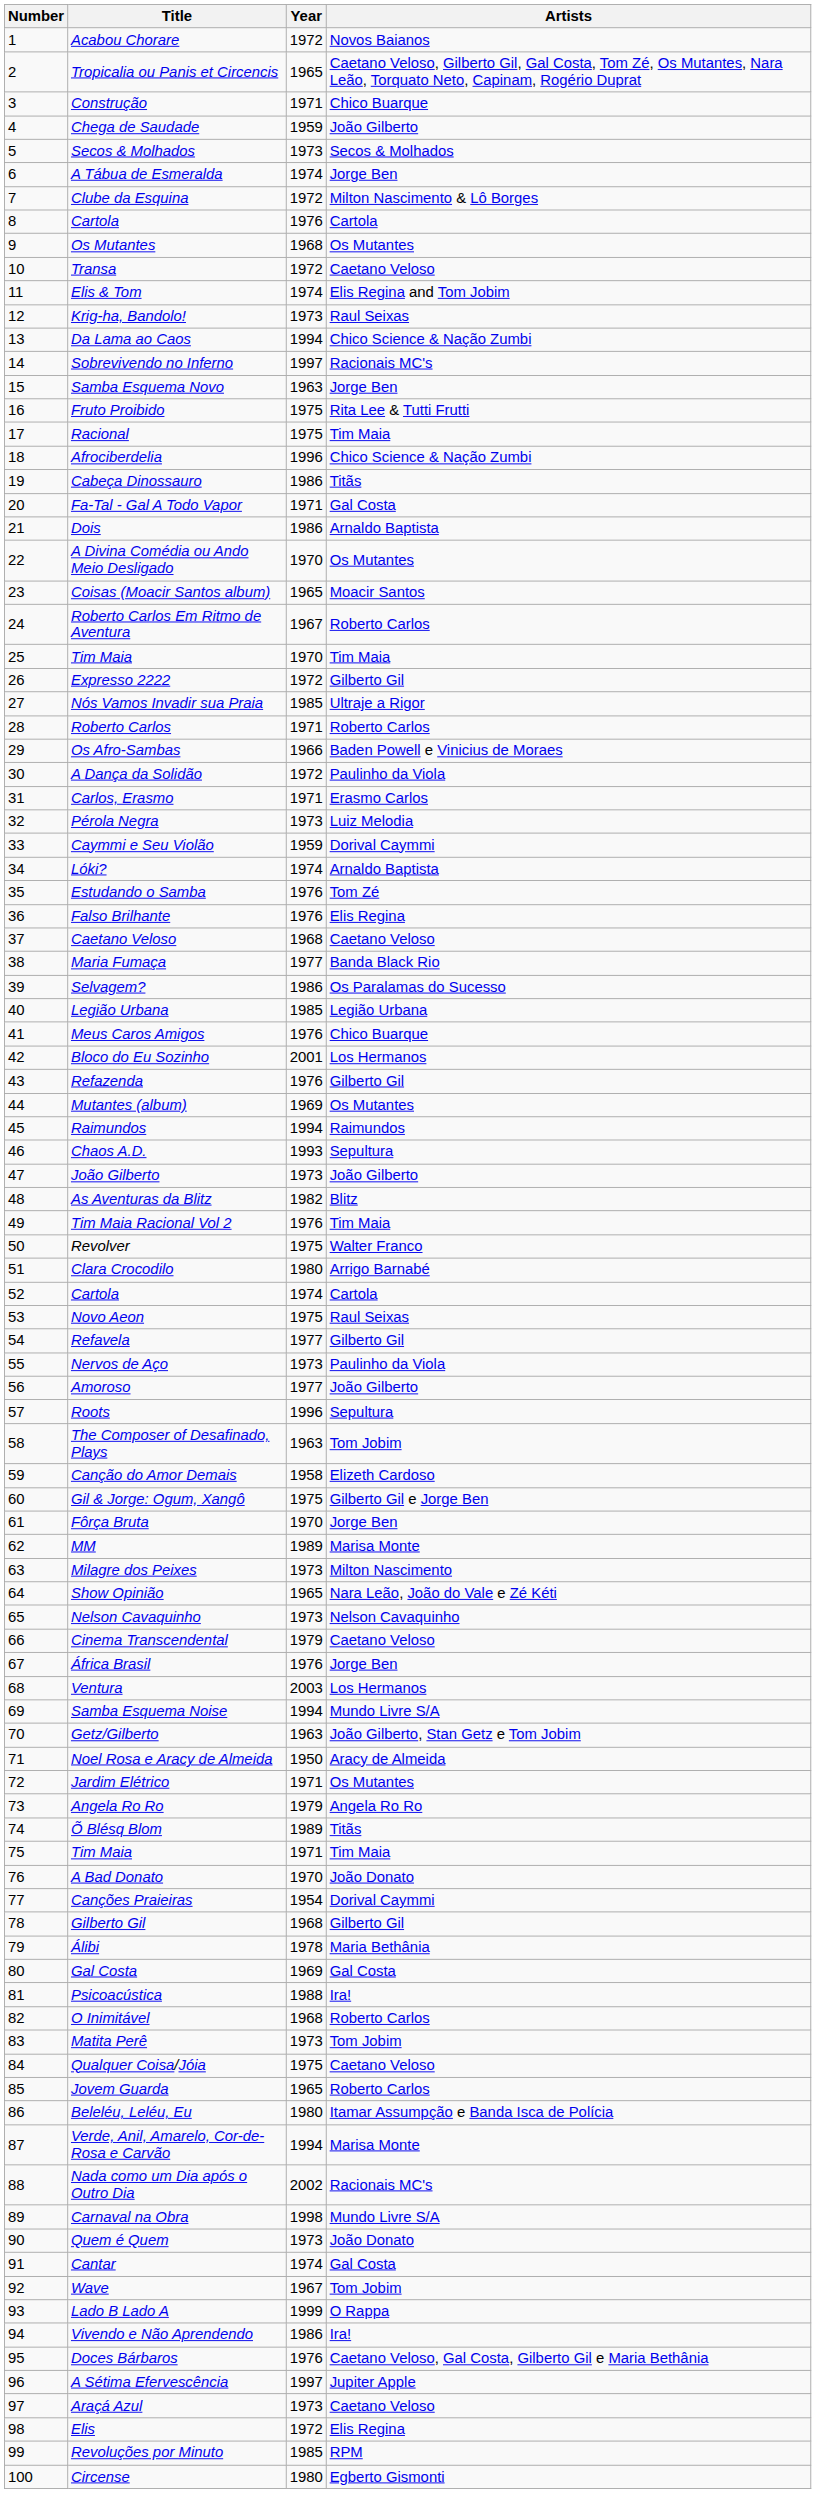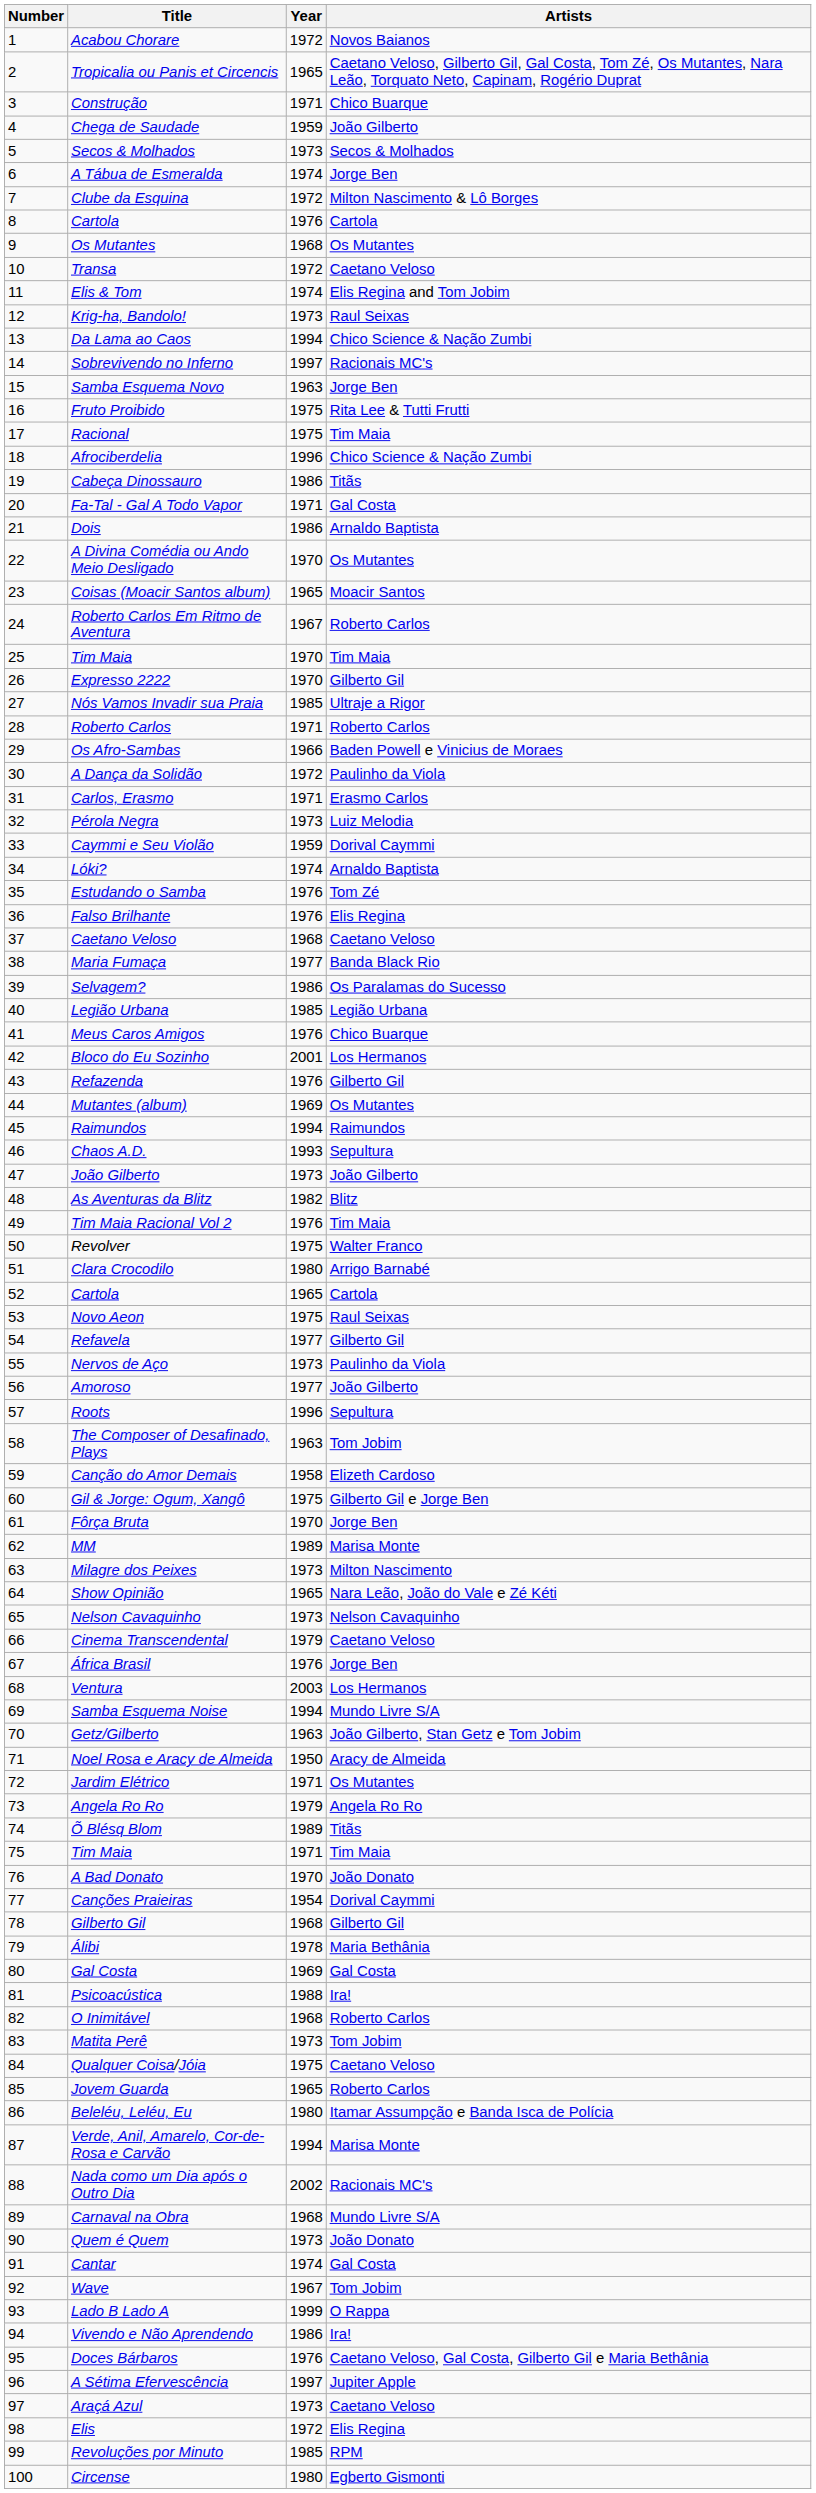(306, 680) 1972 -> (306, 680) 1970
(306, 1293) 1974 -> (306, 1293) 1965
(306, 2217) 1998 -> (306, 2217) 1968
